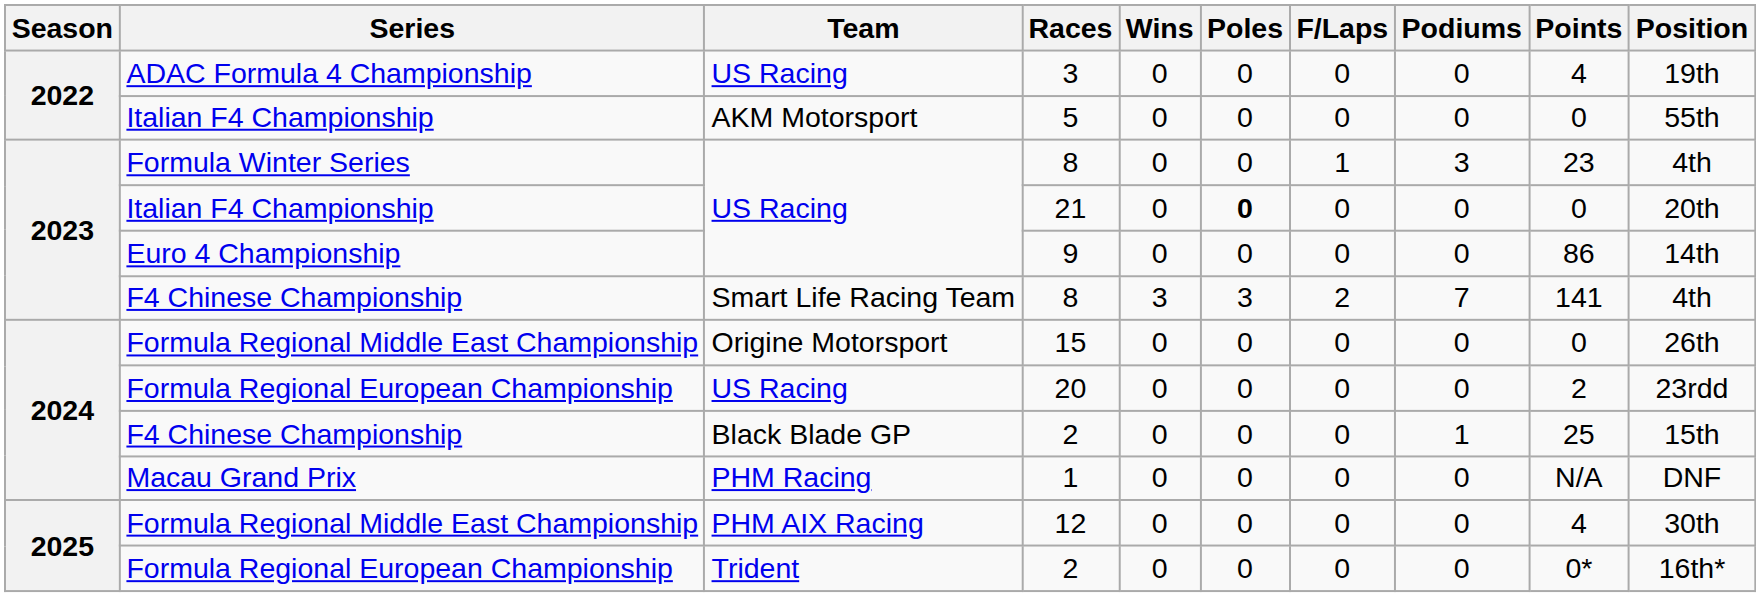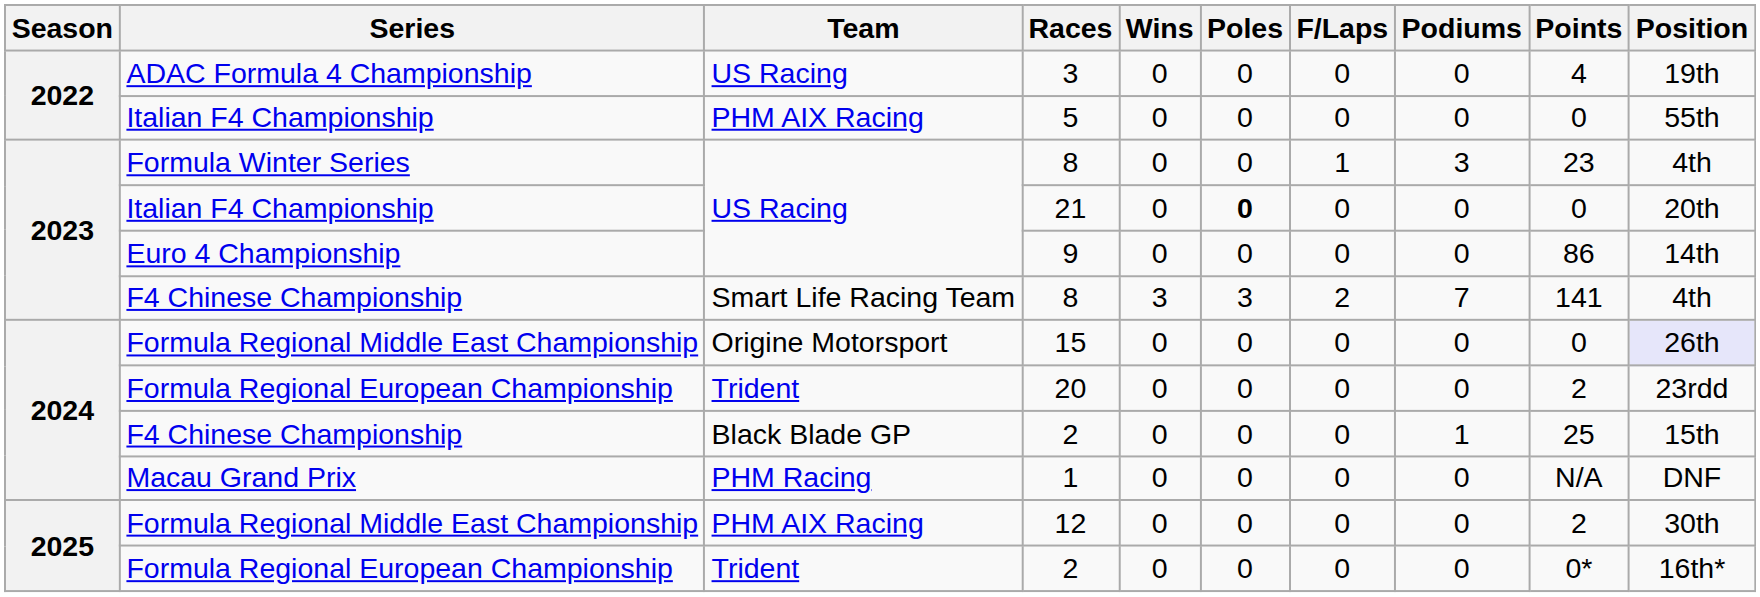(814, 118) AKM Motorsport -> (818, 118) PHM AIX Racing
(1692, 343) no background -> (1692, 343) lavender background
(780, 388) US Racing -> (755, 388) Trident
(1579, 523) 4 -> (1579, 523) 2
